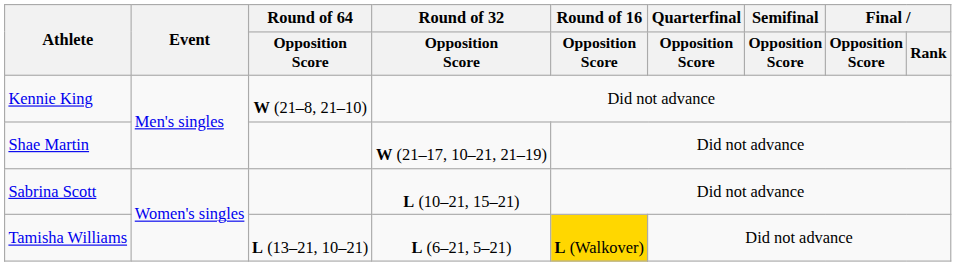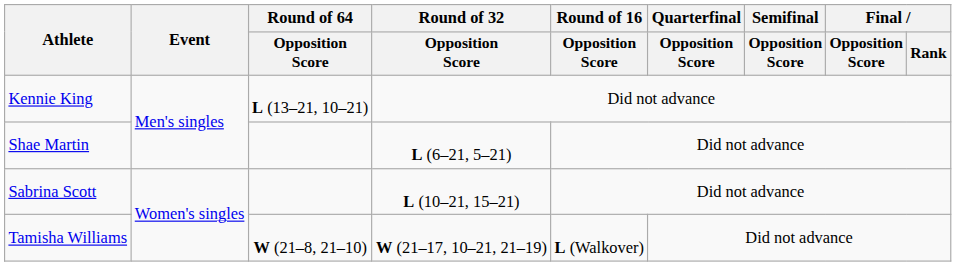(310, 108) W (21–8, 21–10) -> (310, 108) L (13–21, 10–21)
(461, 155) W (21–17, 10–21, 21–19) -> (461, 155) L (6–21, 5–21)
(310, 248) L (13–21, 10–21) -> (310, 248) W (21–8, 21–10)
(461, 248) L (6–21, 5–21) -> (461, 248) W (21–17, 10–21, 21–19)
(599, 248) gold background -> (599, 248) no background
